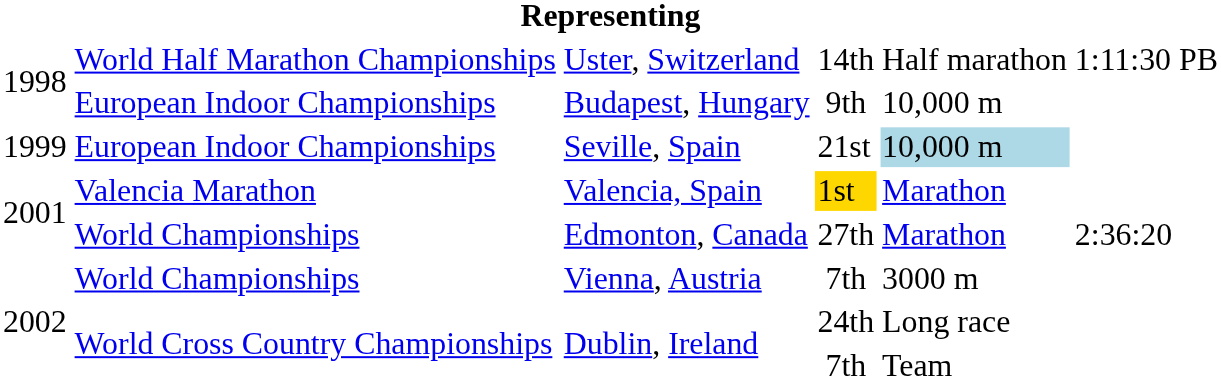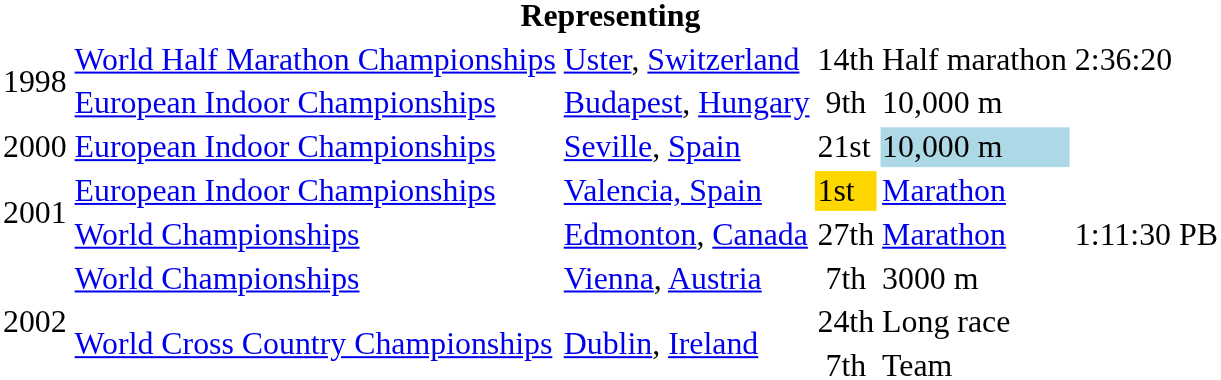(1146, 59) 1:11:30 PB -> (1124, 59) 2:36:20
(35, 146) 1999 -> (35, 146) 2000
(195, 190) Valencia Marathon -> (285, 190) European Indoor Championships
(1124, 234) 2:36:20 -> (1146, 234) 1:11:30 PB
